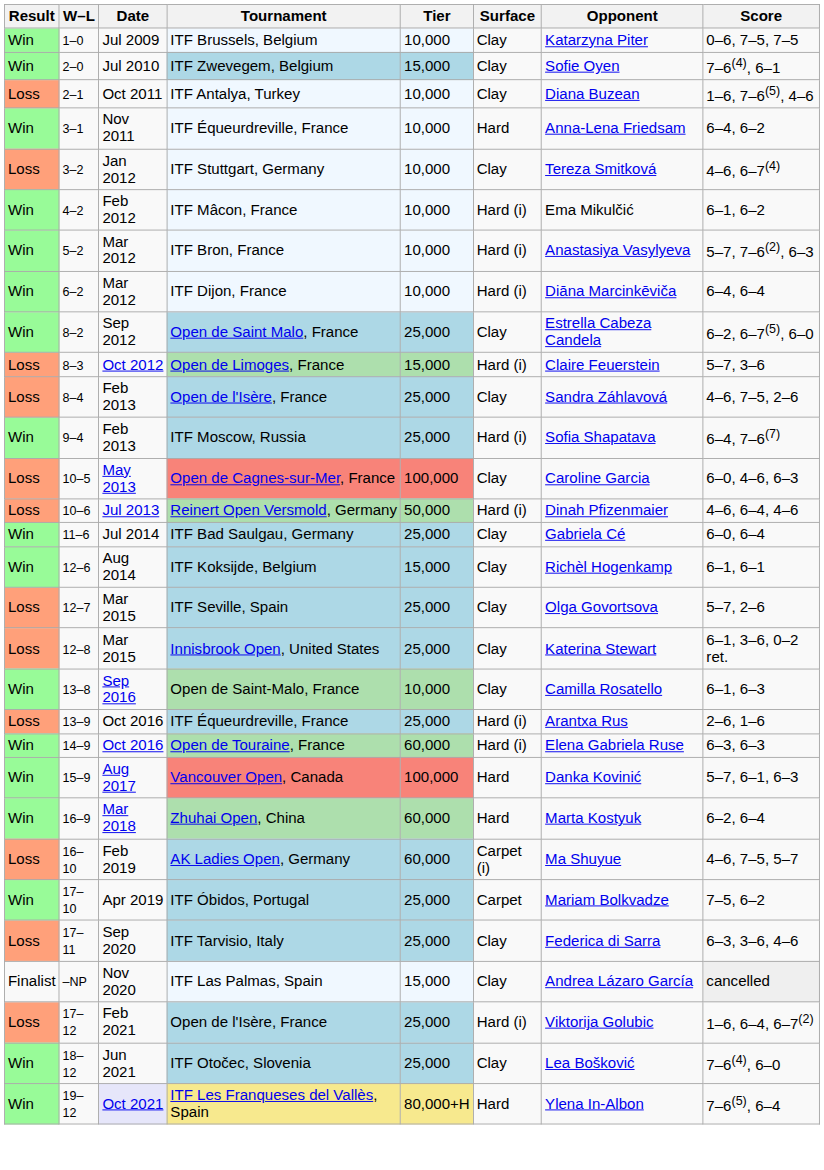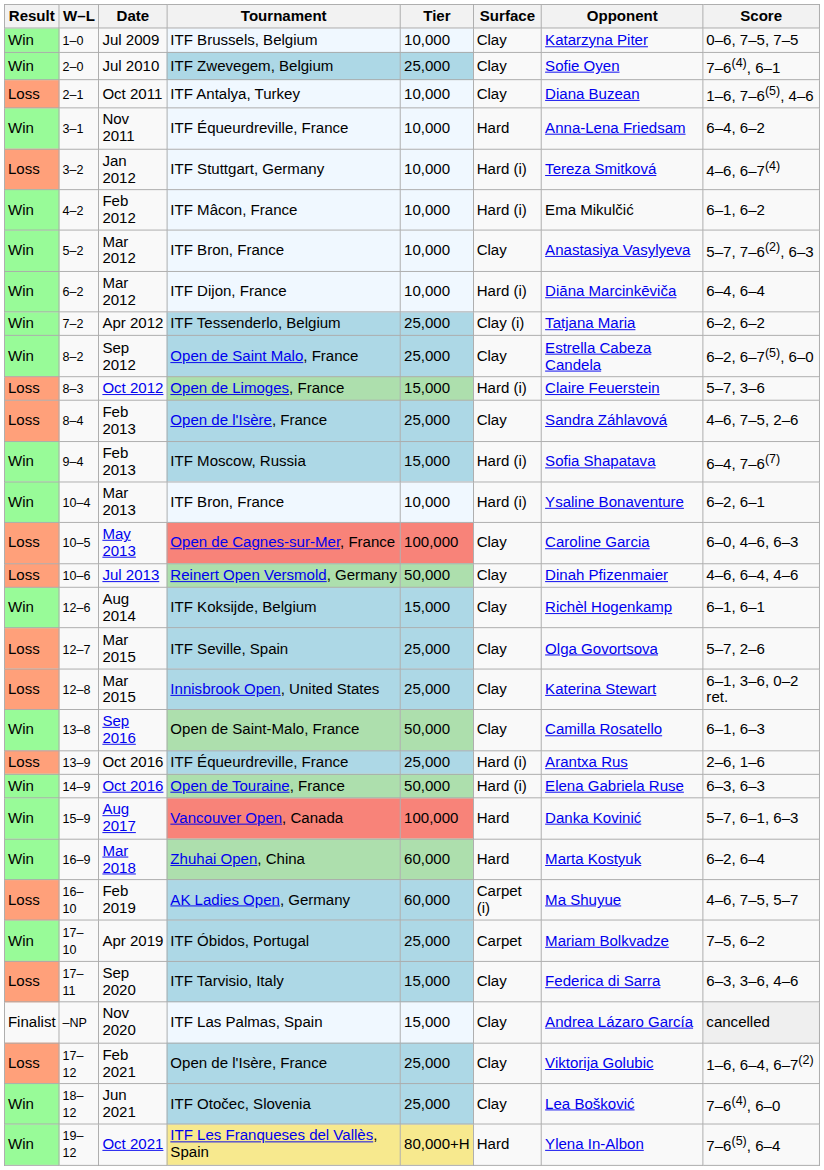(427, 66) 15,000 -> (427, 66) 25,000
(492, 169) Clay -> (502, 169) Hard (i)
(502, 250) Hard (i) -> (492, 250) Clay
+ row: (73, 324)
(427, 437) 25,000 -> (427, 461) 15,000
+ row: (76, 503)
(502, 510) Hard (i) -> (492, 575) Clay
- row: (76, 535)
(427, 689) 10,000 -> (427, 730) 50,000
(427, 745) 60,000 -> (427, 786) 50,000
(427, 940) 25,000 -> (427, 981) 15,000
(502, 1022) Hard (i) -> (492, 1063) Clay
(133, 1103) lavender background -> (133, 1144) no background
